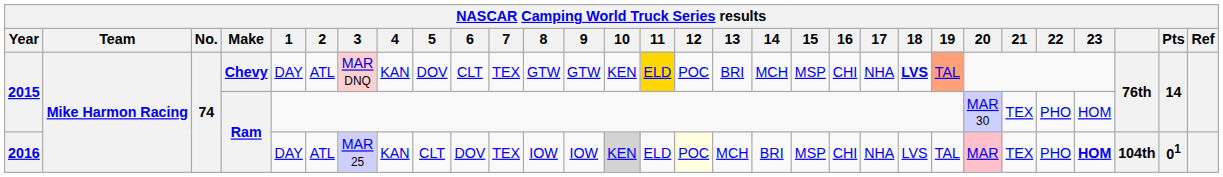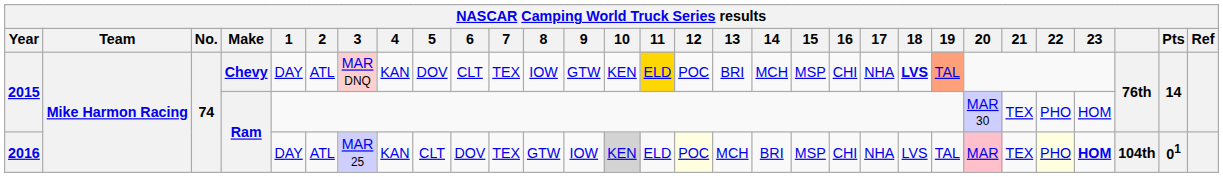(544, 72) GTW -> (544, 72) IOW
(544, 152) IOW -> (544, 152) GTW
(1056, 152) no background -> (1056, 152) lightyellow background
